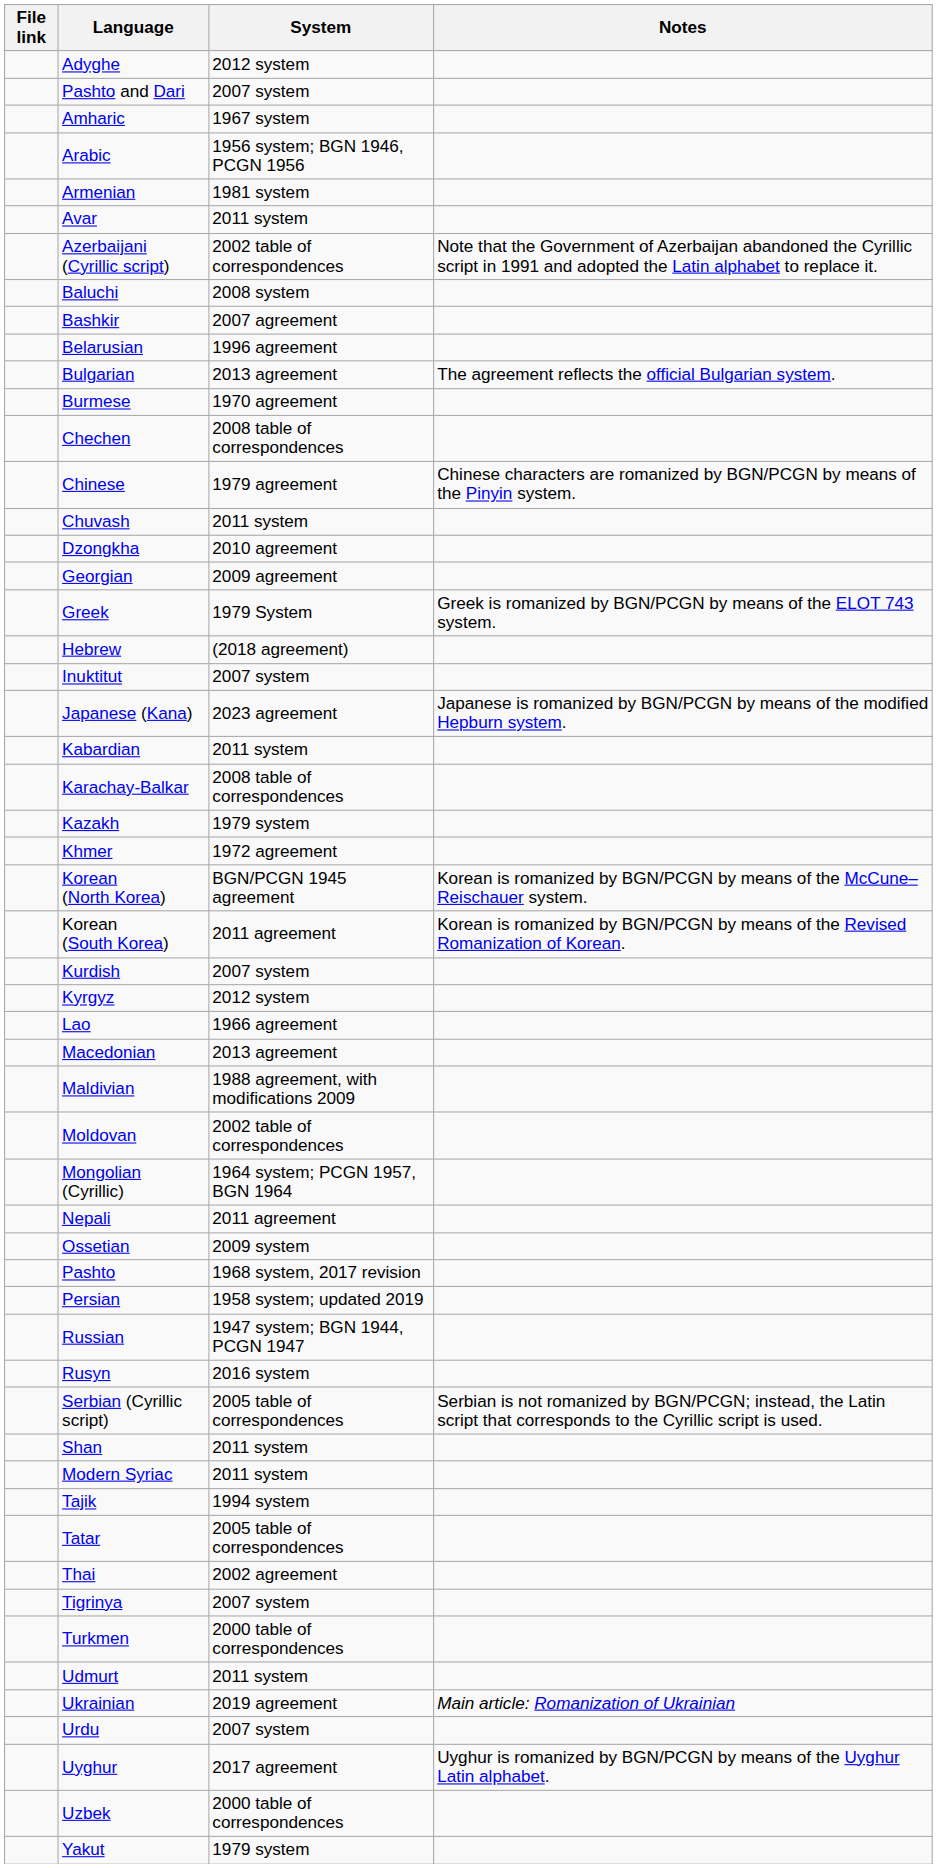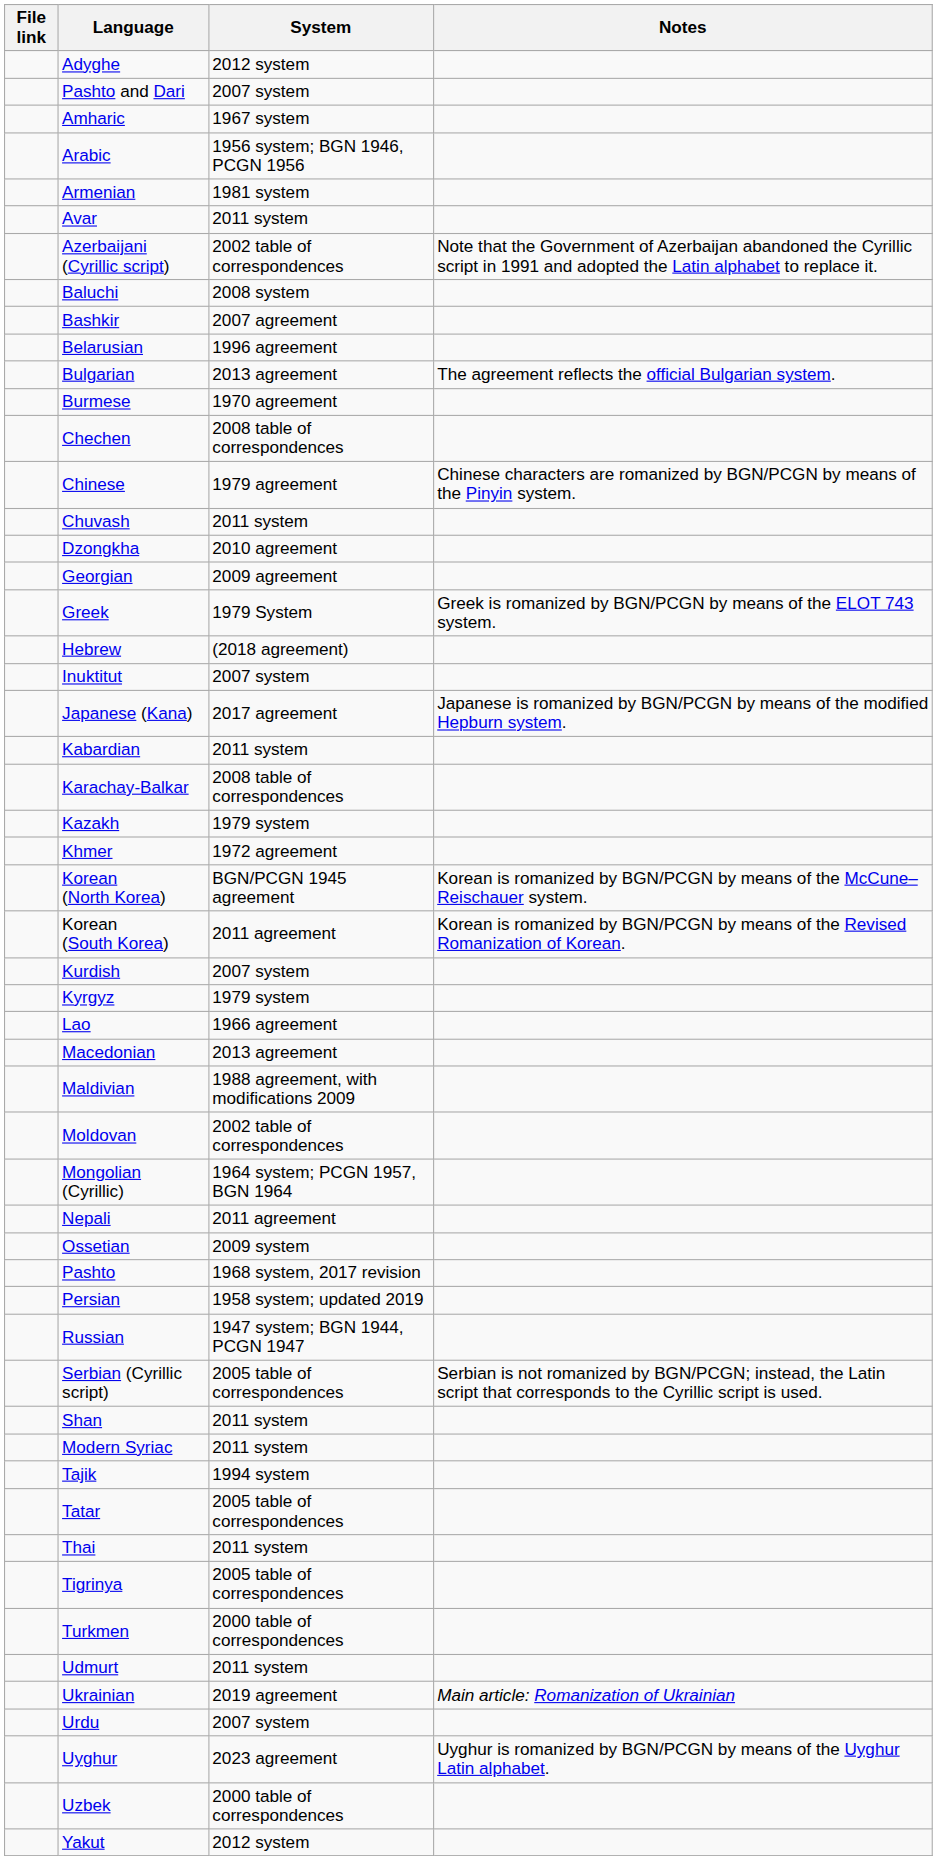(275, 713) 2023 agreement -> (275, 713) 2017 agreement
(261, 998) 2012 system -> (261, 998) 1979 system
- row: (86, 1373)
(275, 1575) 2002 agreement -> (260, 1548) 2011 system
(261, 1602) 2007 system -> (278, 1584) 2005 table of correspondences
(275, 1766) 2017 agreement -> (275, 1759) 2023 agreement
(261, 1850) 1979 system -> (261, 1842) 2012 system
